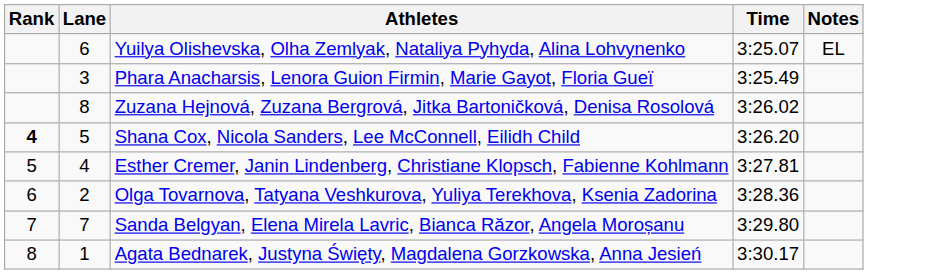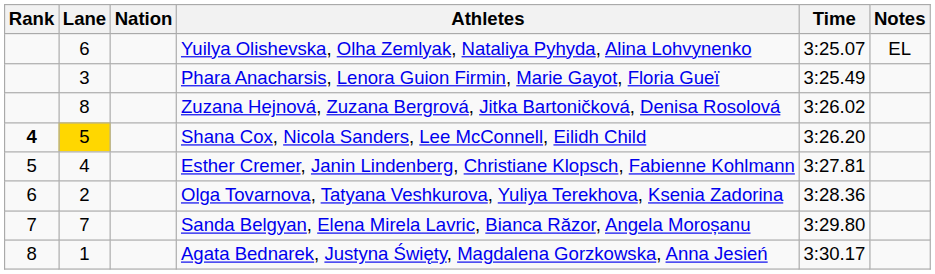+ column: (144, 19)
(84, 136) no background -> (84, 136) gold background
